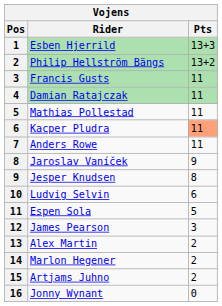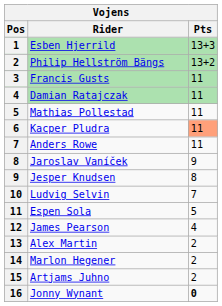(194, 194) 6 -> (194, 194) 7
(194, 227) 3 -> (194, 227) 4
(194, 294) normal -> (194, 294) bold
